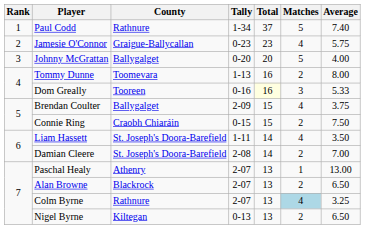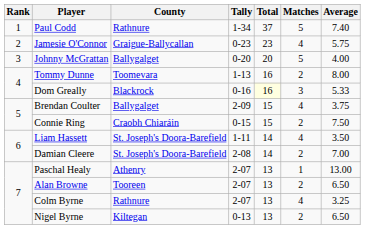(129, 91) Tooreen -> (133, 91) Blackrock
(133, 185) Blackrock -> (129, 185) Tooreen
(301, 201) lightblue background -> (301, 201) no background
